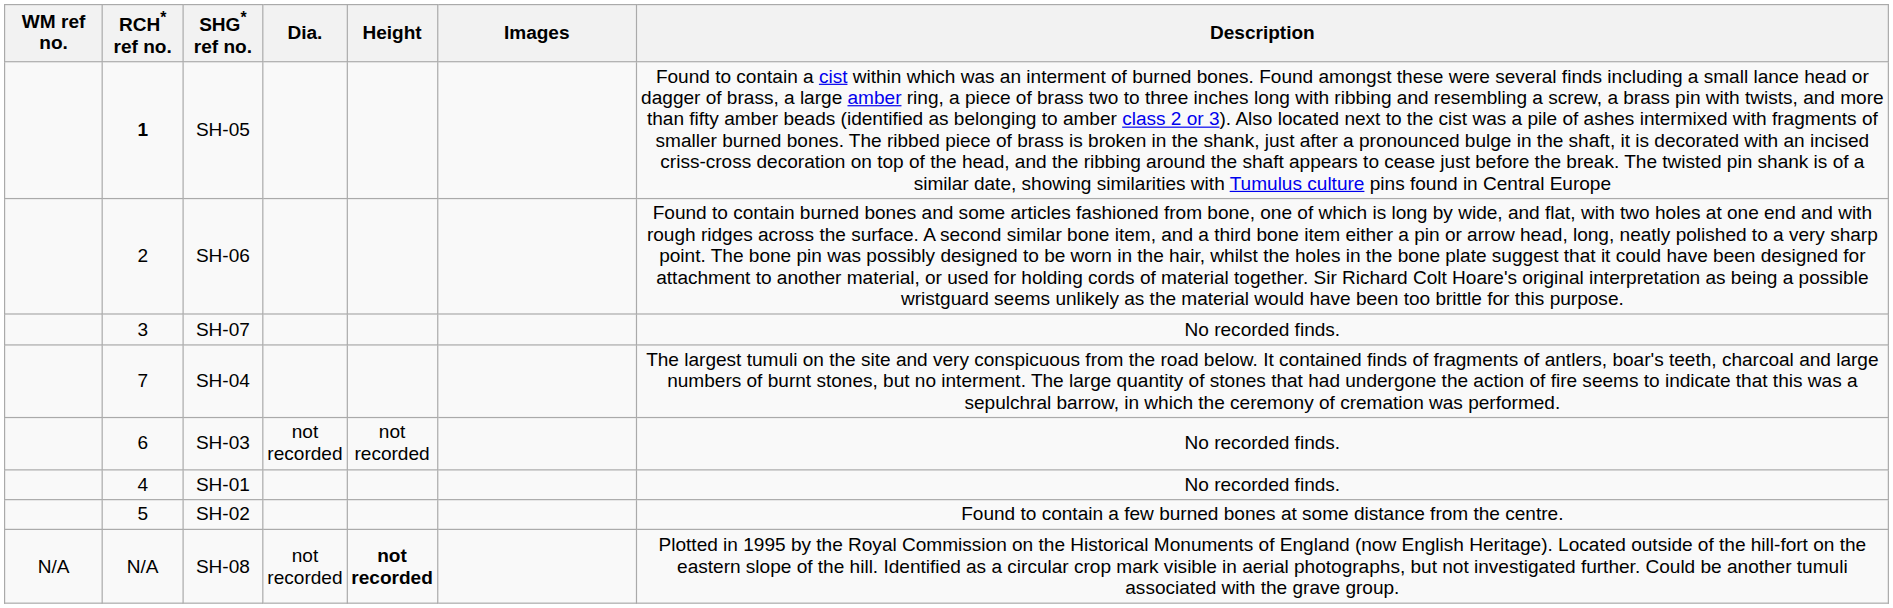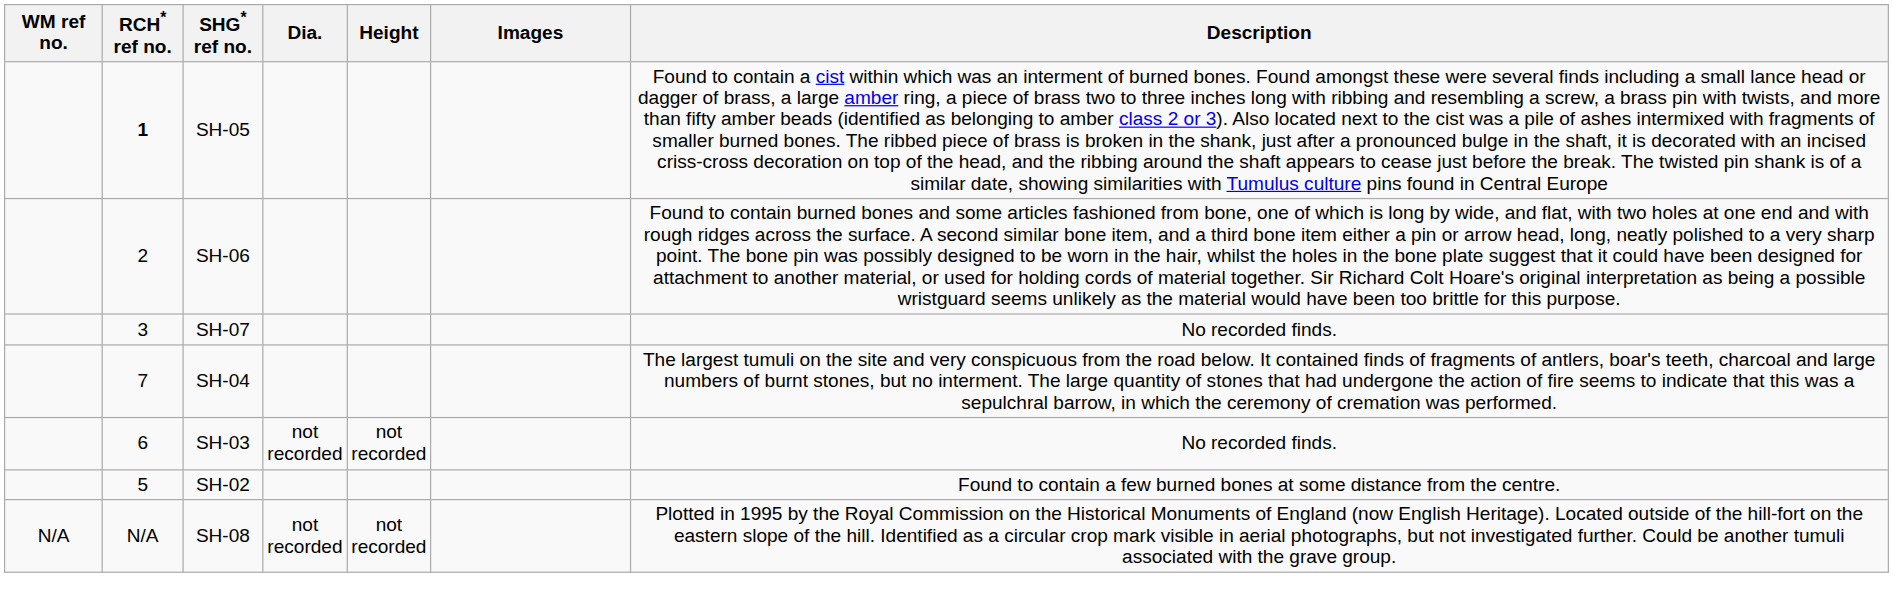- row: (223, 484)
(392, 566) bold -> (389, 536) normal
